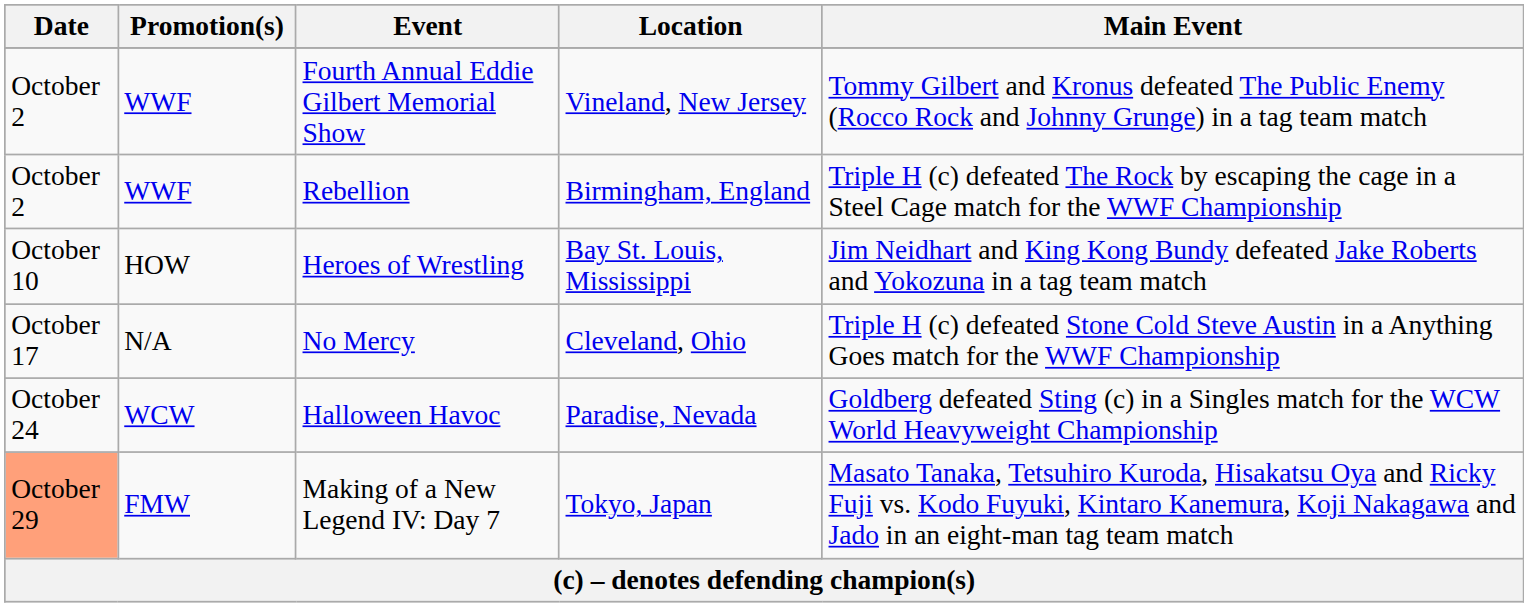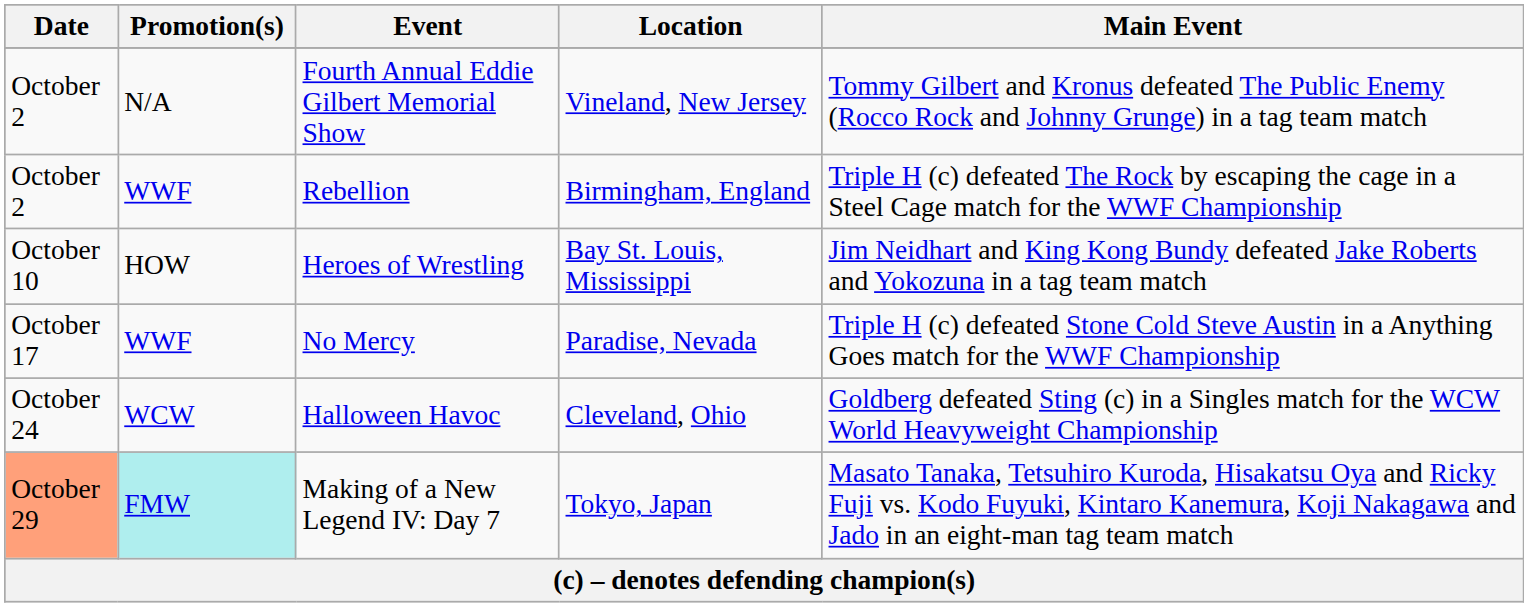(158, 100) WWF -> (148, 100) N/A
(148, 340) N/A -> (158, 340) WWF
(656, 340) Cleveland, Ohio -> (661, 340) Paradise, Nevada
(661, 414) Paradise, Nevada -> (656, 414) Cleveland, Ohio
(157, 504) no background -> (157, 504) paleturquoise background
